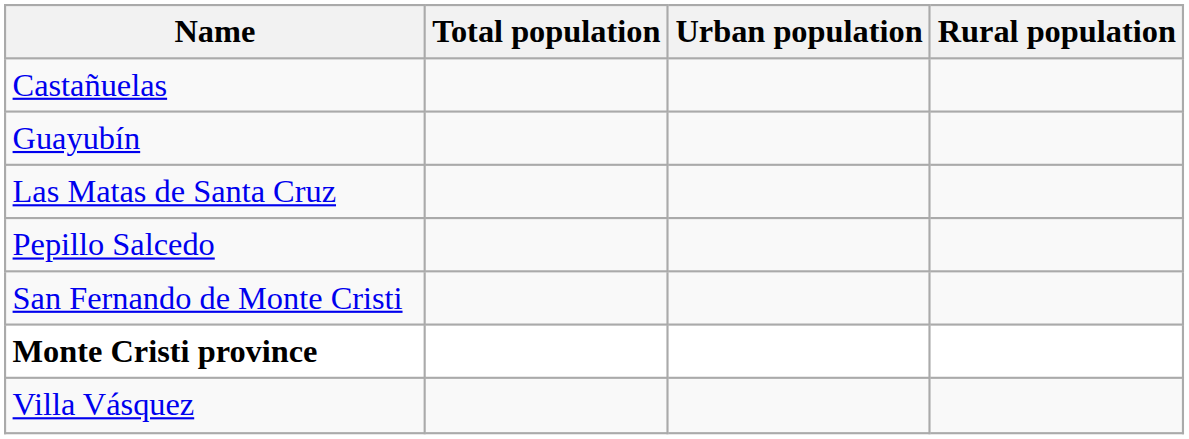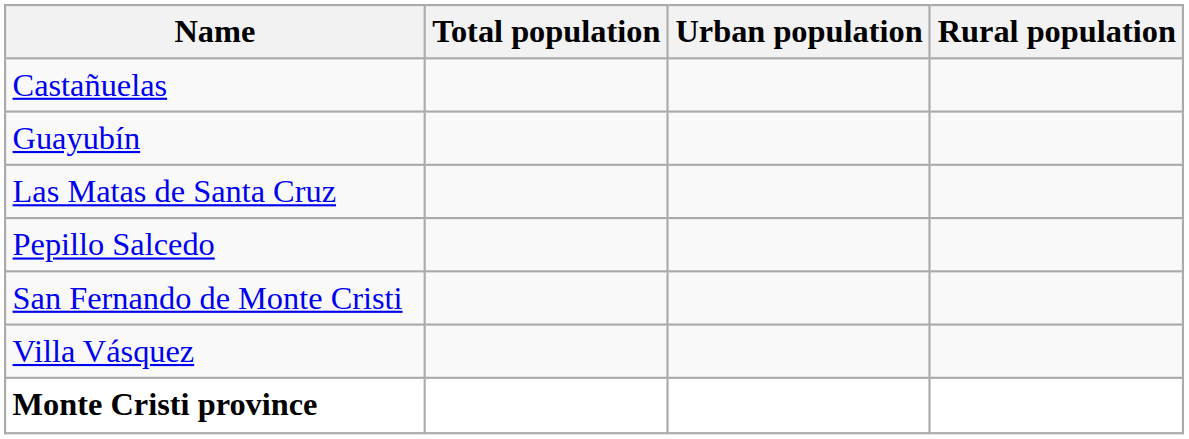rows swapped: (103, 405) <-> (165, 351)
